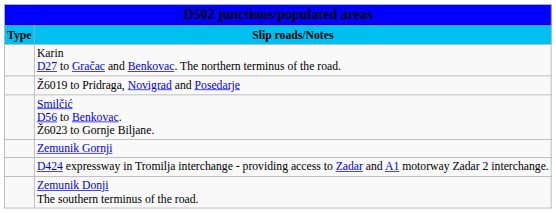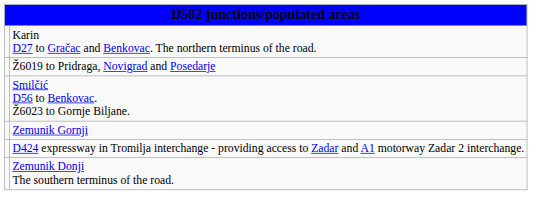- row: (293, 35)
